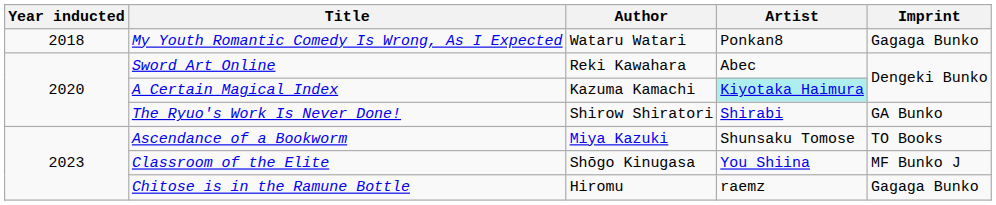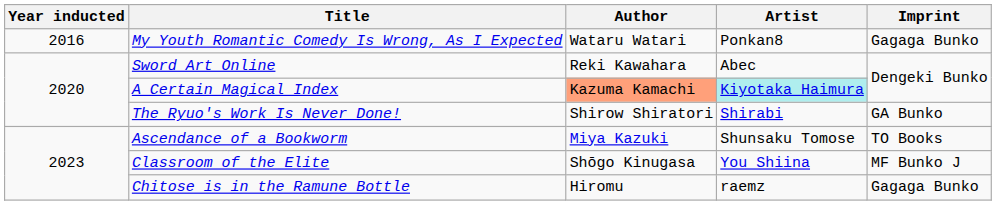(66, 41) 2018 -> (66, 41) 2016
(632, 90) no background -> (632, 90) lightsalmon background
